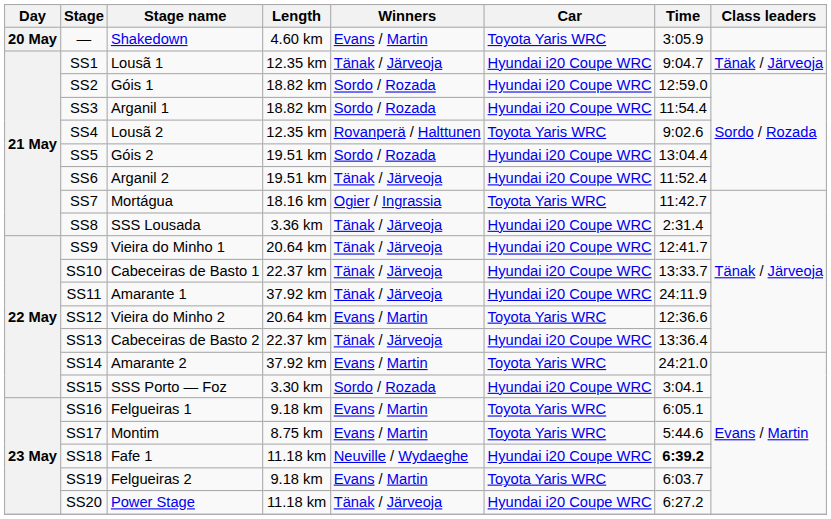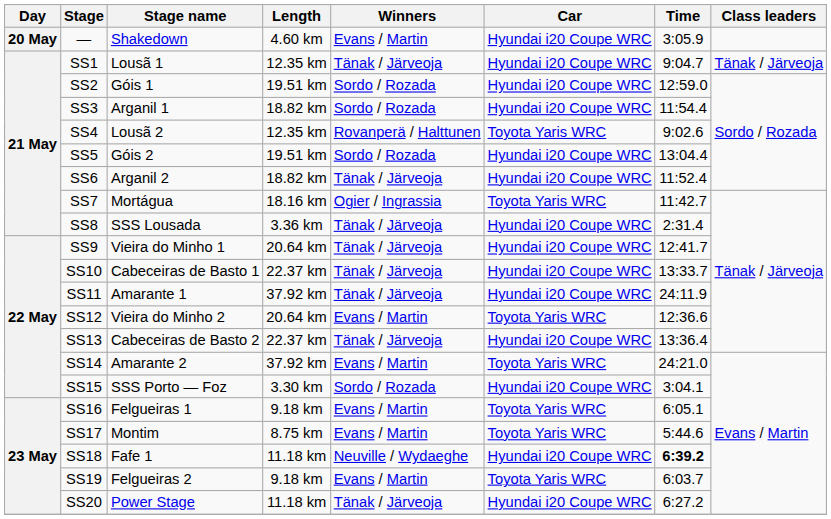(547, 39) Toyota Yaris WRC -> (570, 39) Hyundai i20 Coupe WRC
(297, 85) 18.82 km -> (297, 85) 19.51 km
(297, 178) 19.51 km -> (297, 178) 18.82 km
